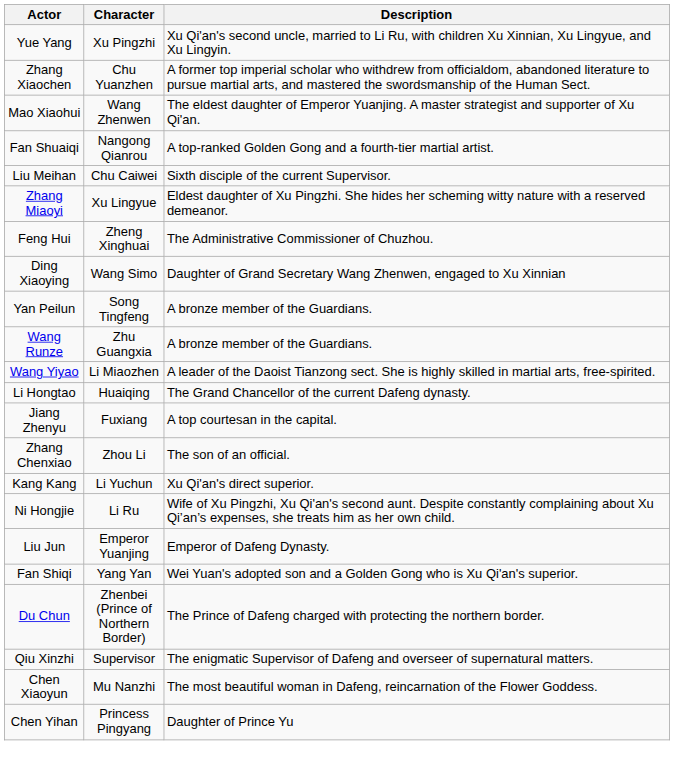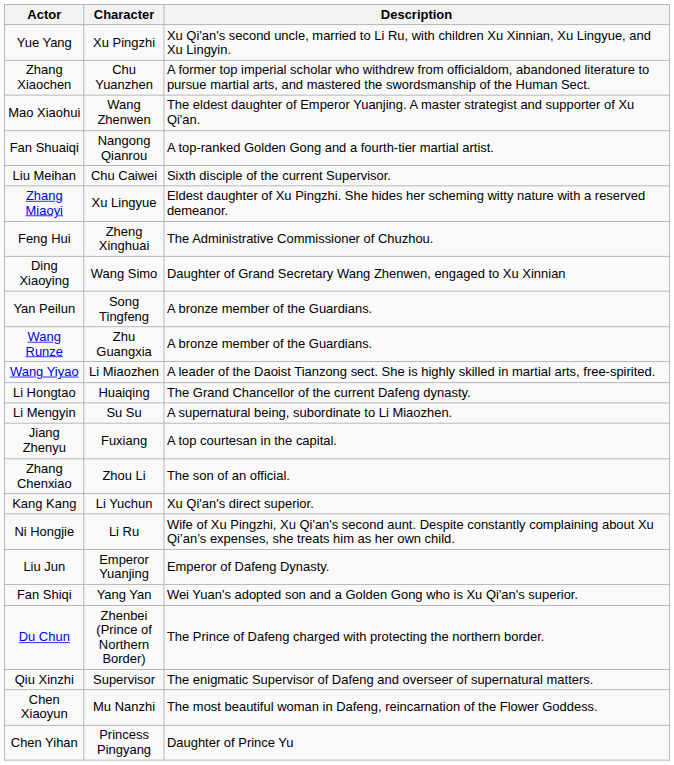+ row: (44, 413)
